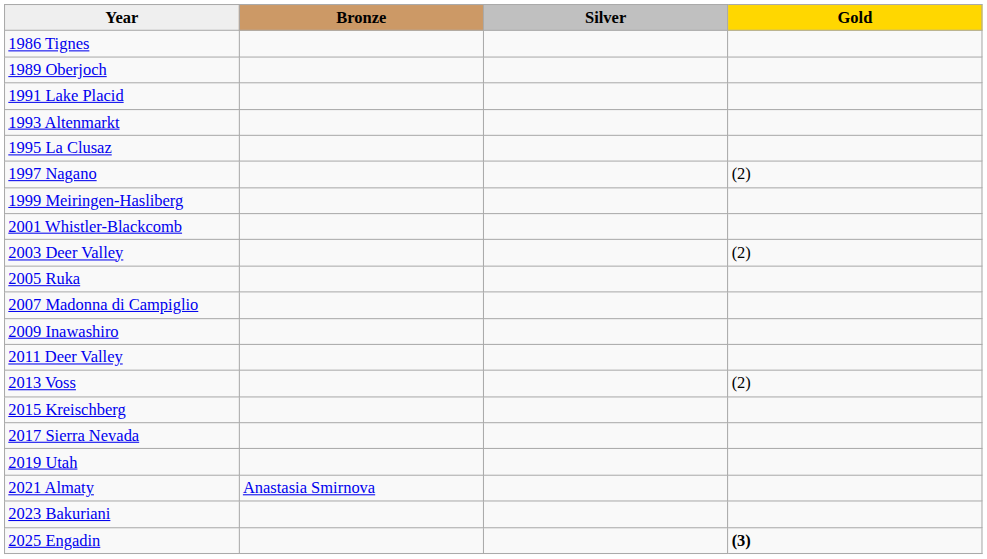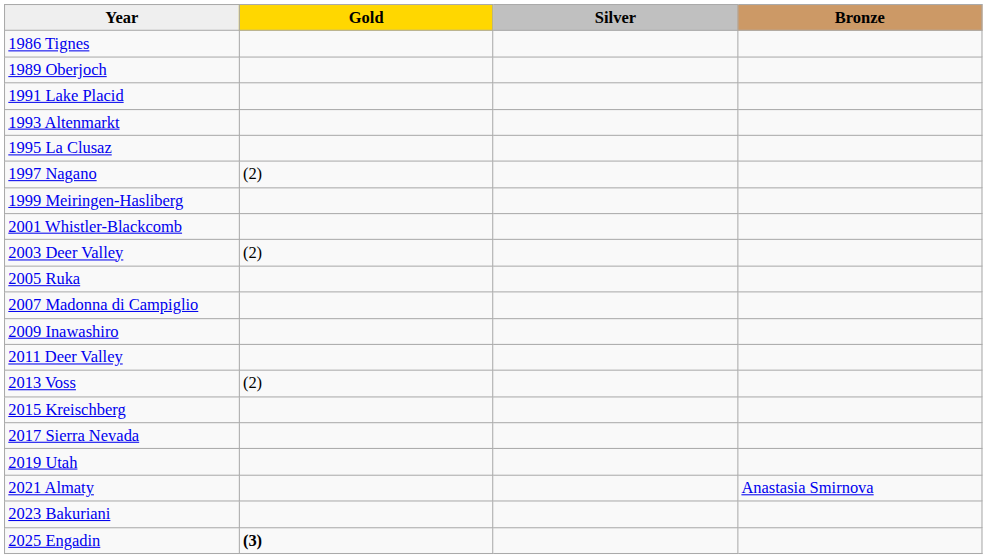columns swapped: (855, 17) <-> (361, 17)
